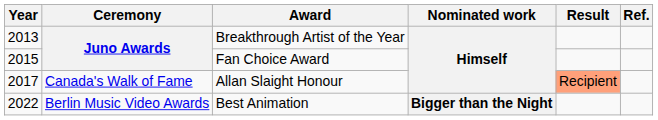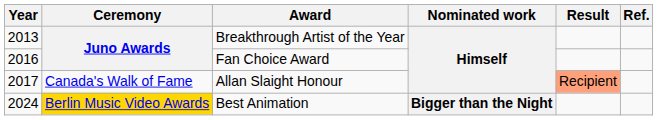(23, 59) 2015 -> (23, 59) 2016
(23, 103) 2022 -> (23, 103) 2024
(127, 103) no background -> (127, 103) gold background
